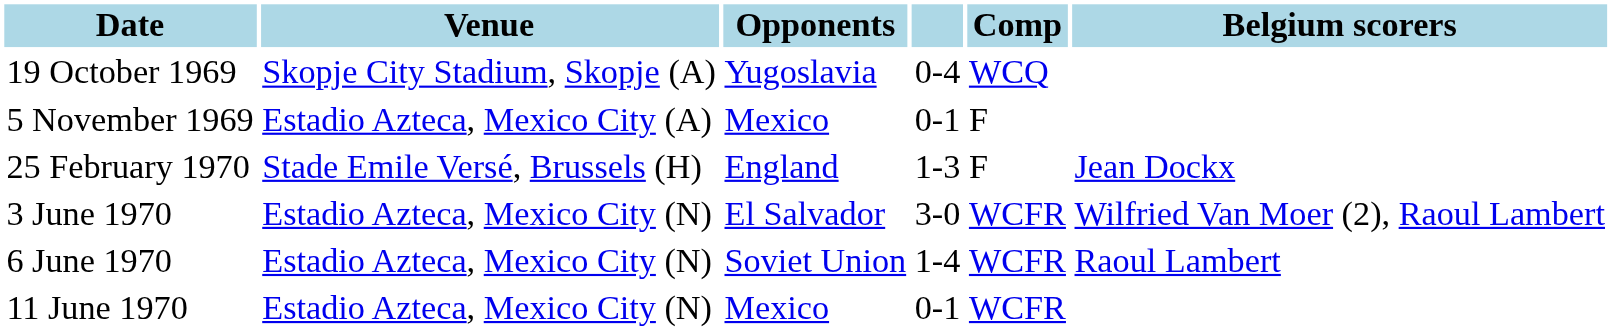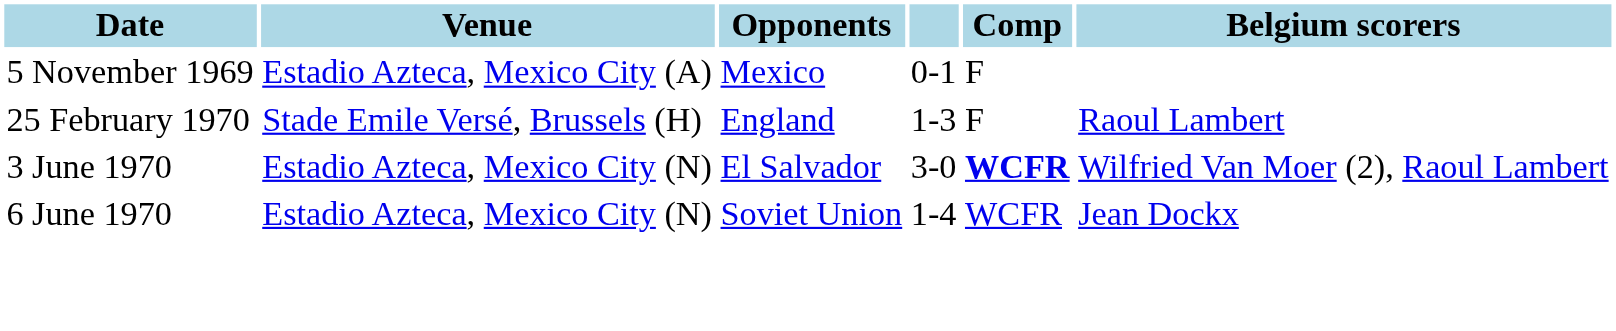- row: (121, 72)
(1155, 166) Jean Dockx -> (1181, 119) Raoul Lambert
(1017, 213) normal -> (1017, 166) bold
(1178, 260) Raoul Lambert -> (1159, 213) Jean Dockx
- row: (97, 307)
